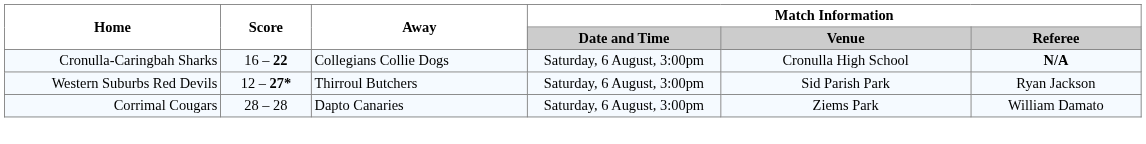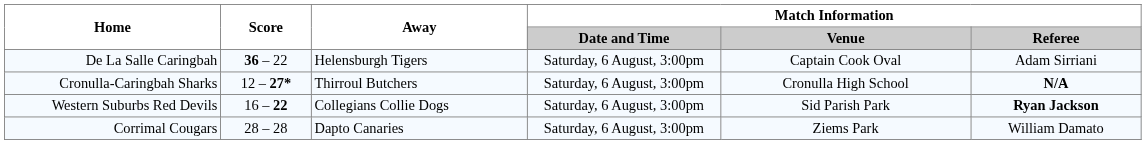+ row: (151, 60)
(266, 60) 16 – 22 -> (266, 83) 12 – 27*
(382, 60) Collegians Collie Dogs -> (366, 83) Thirroul Butchers
(266, 83) 12 – 27* -> (266, 105) 16 – 22
(366, 83) Thirroul Butchers -> (382, 105) Collegians Collie Dogs
(1056, 83) normal -> (1056, 105) bold
